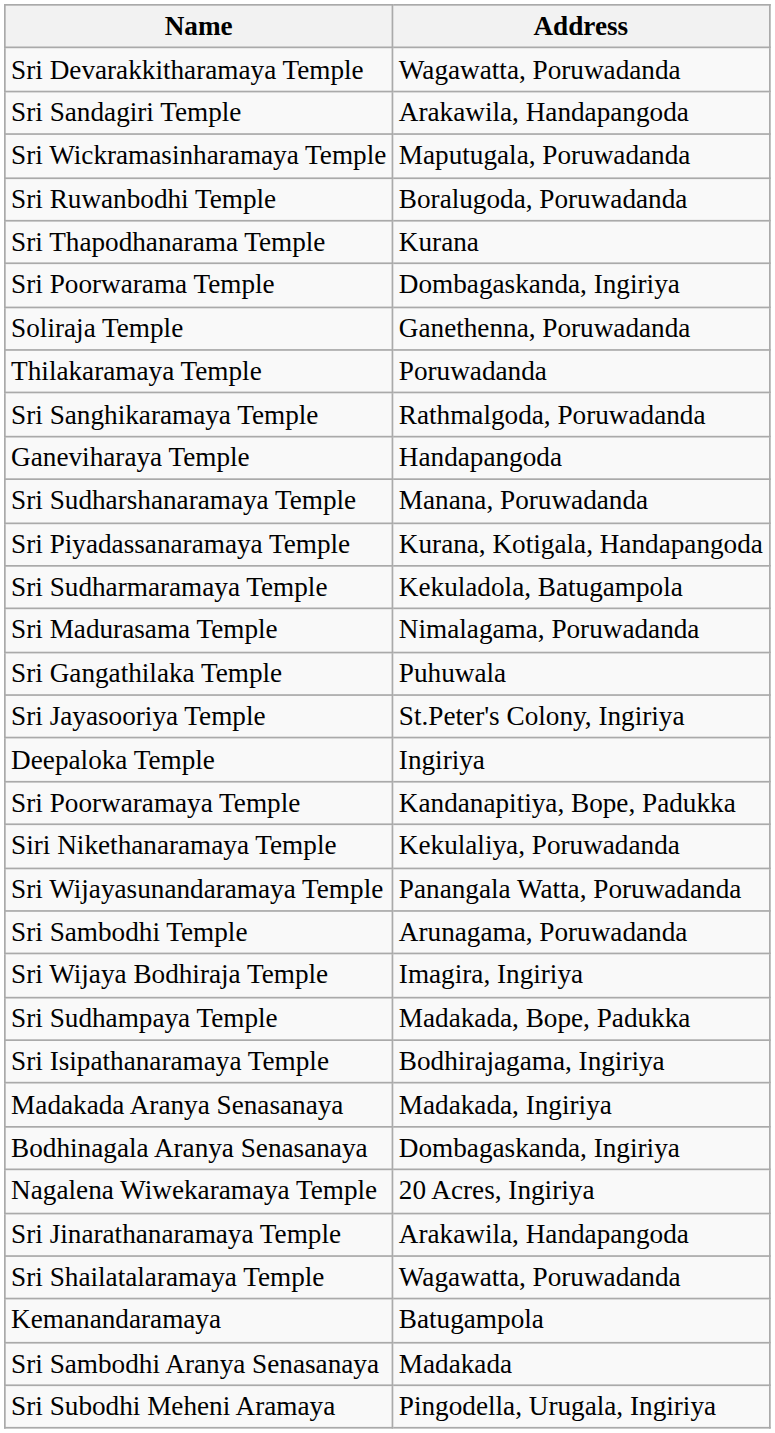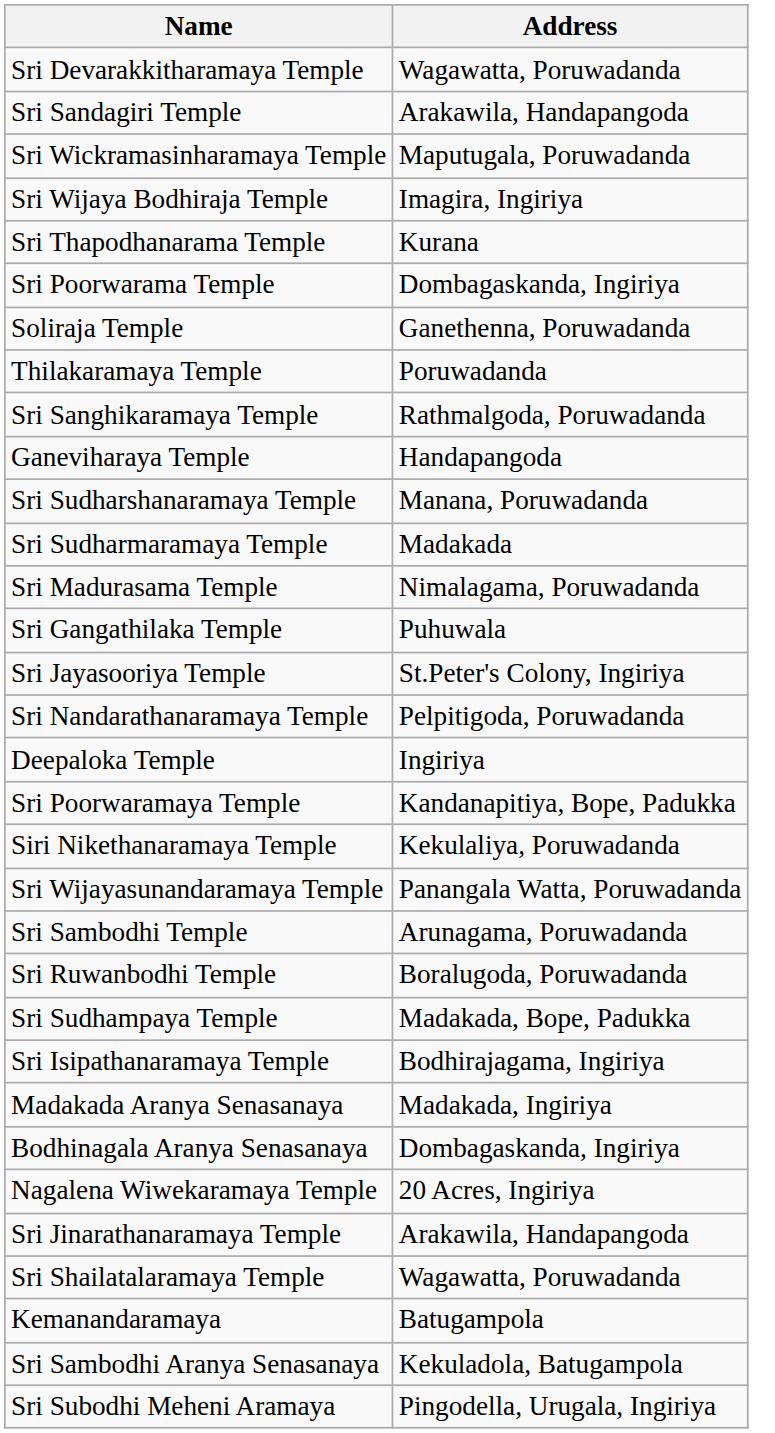rows swapped: (170, 975) <-> (144, 198)
- row: (181, 543)
(541, 586) Kekuladola, Batugampola -> (455, 543) Madakada
+ row: (190, 716)
(455, 1363) Madakada -> (541, 1363) Kekuladola, Batugampola
